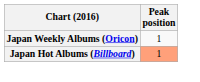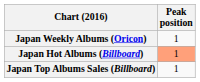+ row: (81, 69)
